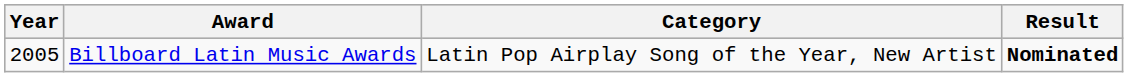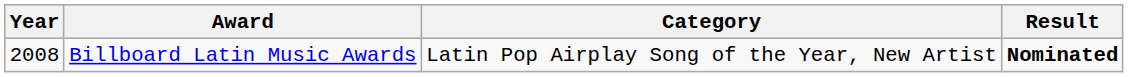(35, 55) 2005 -> (35, 55) 2008
